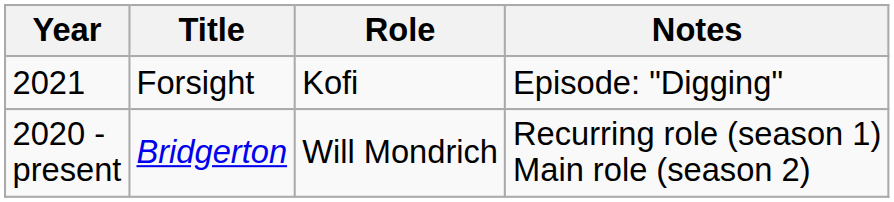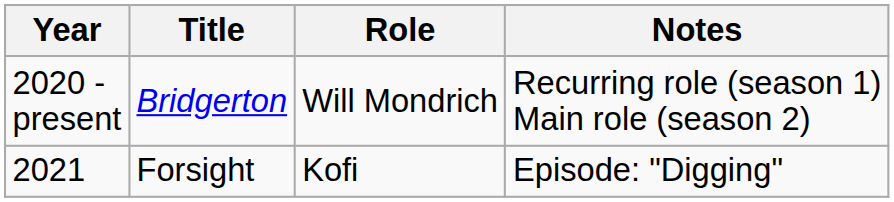rows swapped: (67, 152) <-> (49, 82)
